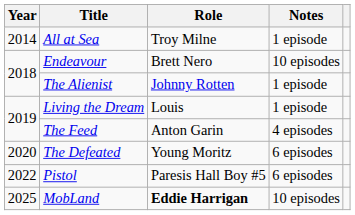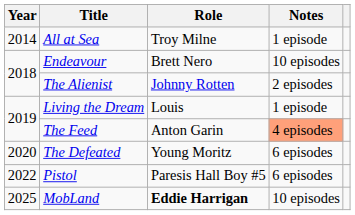(300, 84) 1 episode -> (303, 84) 2 episodes
(303, 130) no background -> (303, 130) lightsalmon background
